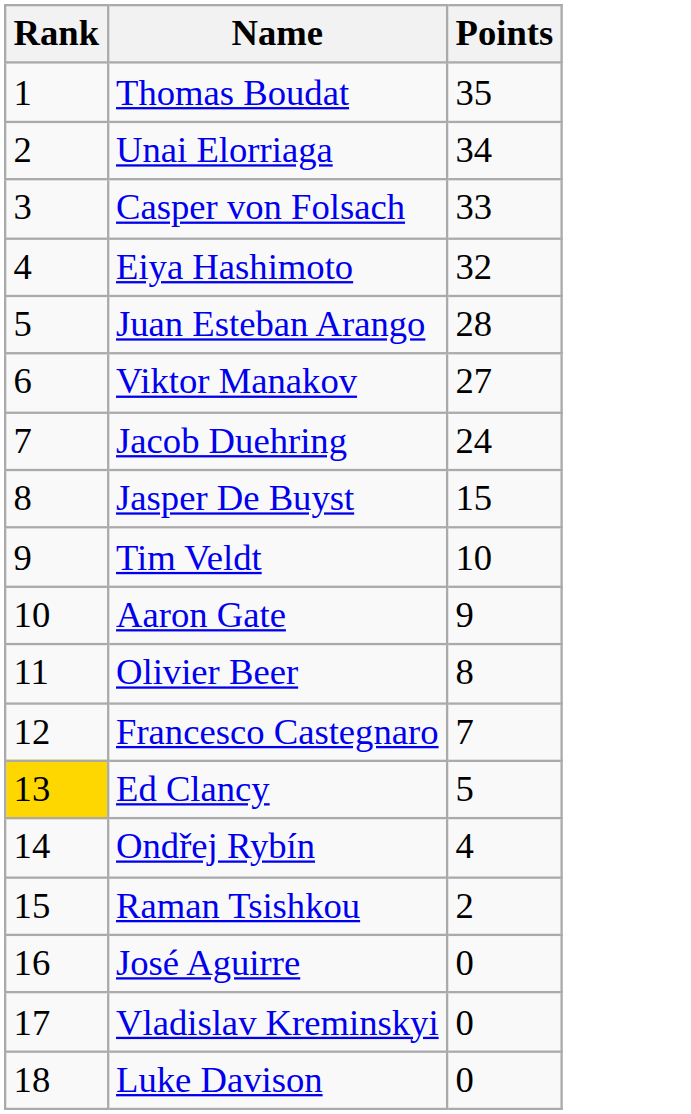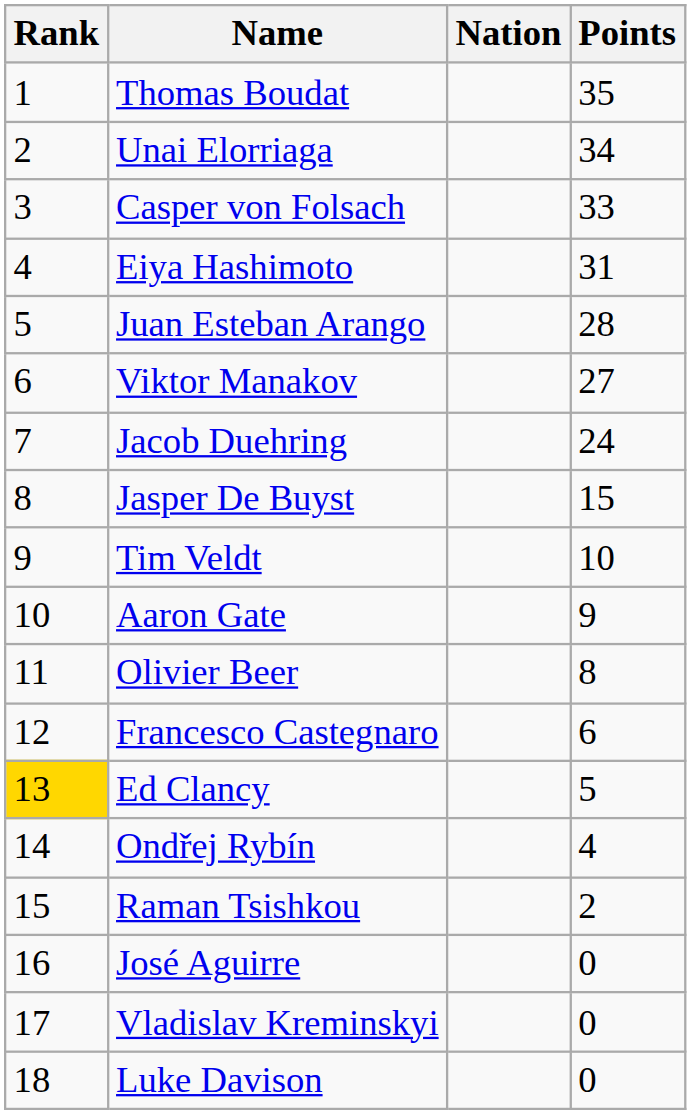+ column: (508, 33)
(474, 265) 32 -> (597, 265) 31
(465, 730) 7 -> (587, 730) 6
